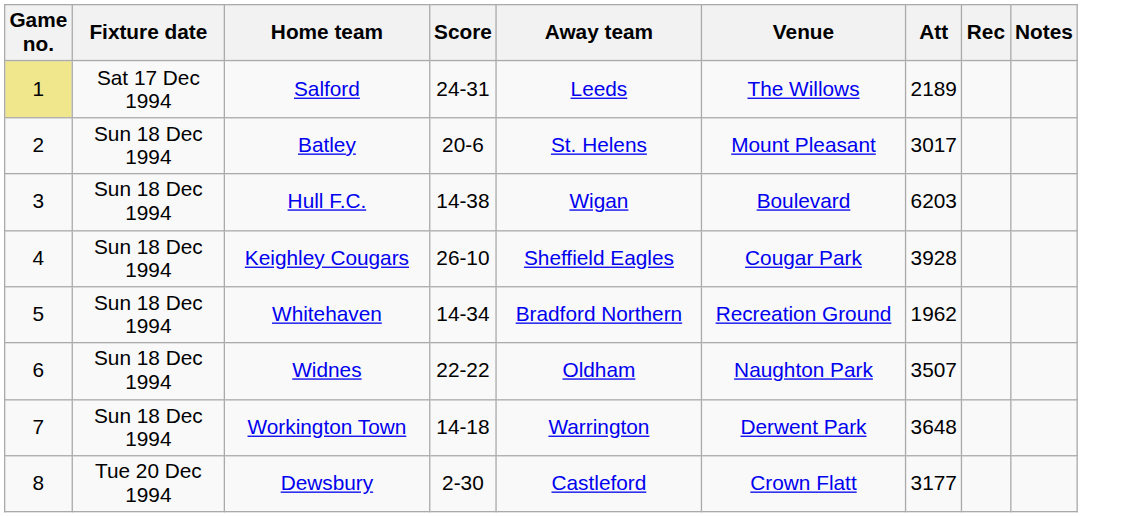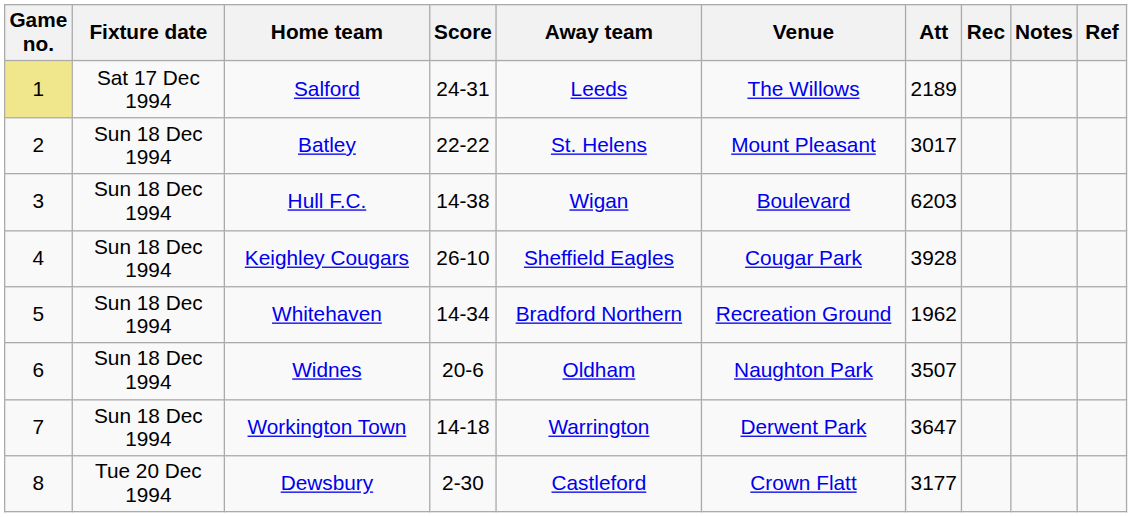+ column: (1102, 32)
(463, 145) 20-6 -> (463, 145) 22-22
(463, 371) 22-22 -> (463, 371) 20-6
(934, 427) 3648 -> (934, 427) 3647
